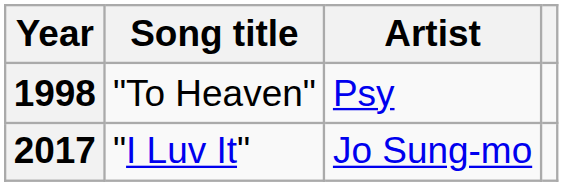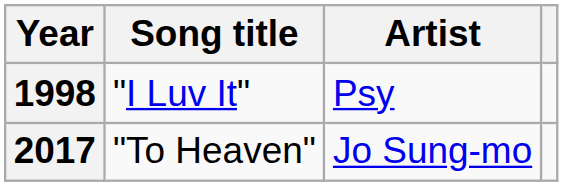(214, 92) "To Heaven" -> (182, 92) "I Luv It"
(182, 151) "I Luv It" -> (214, 151) "To Heaven"
